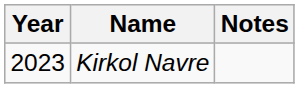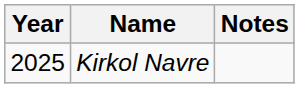(38, 62) 2023 -> (38, 62) 2025
